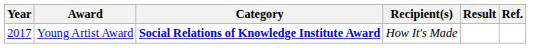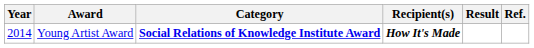(19, 33) 2017 -> (19, 33) 2014
(422, 33) normal -> (423, 33) bold
